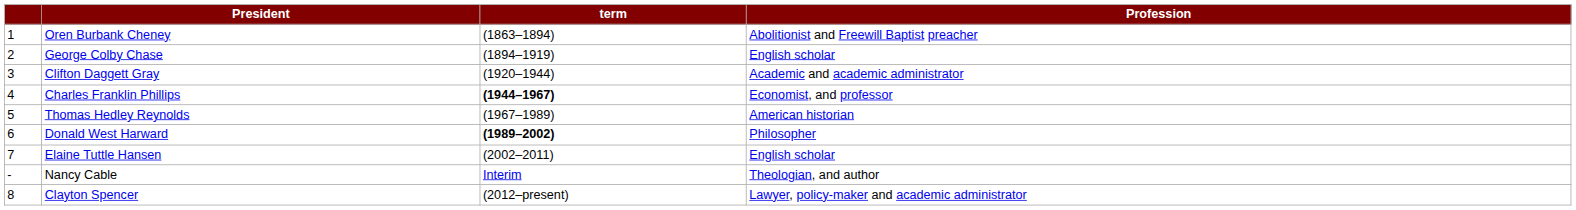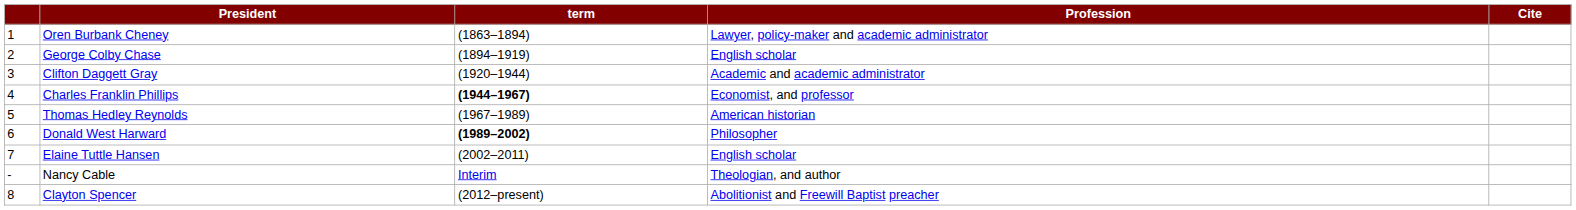+ column: (1530, 14)
(863, 34) Abolitionist and Freewill Baptist preacher -> (849, 34) Lawyer, policy-maker and academic administrator
(888, 194) Lawyer, policy-maker and academic administrator -> (825, 194) Abolitionist and Freewill Baptist preacher
